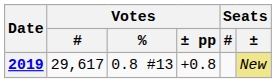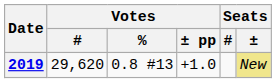(77, 65) 29,617 -> (77, 65) 29,620
(198, 65) +0.8 -> (198, 65) +1.0
